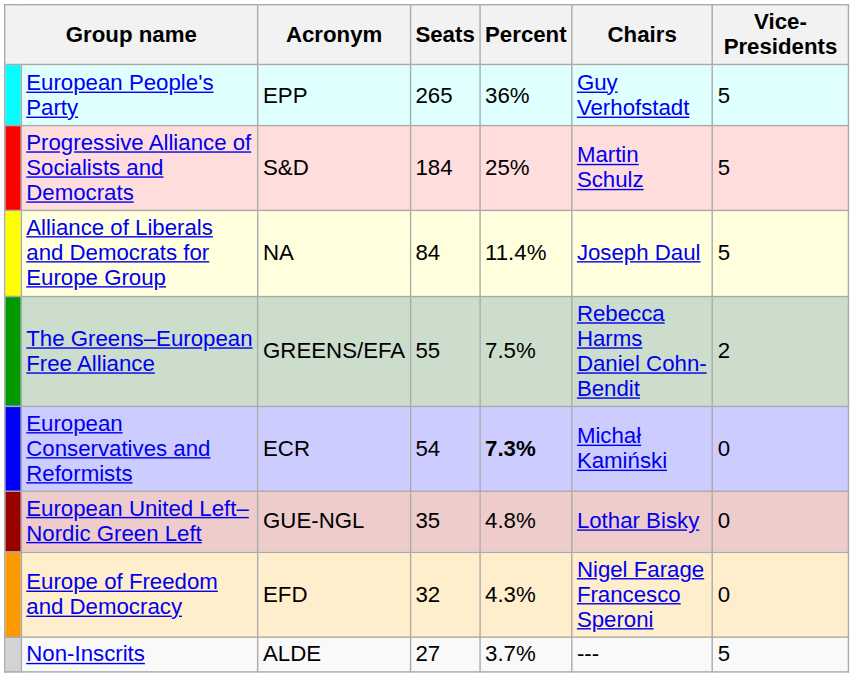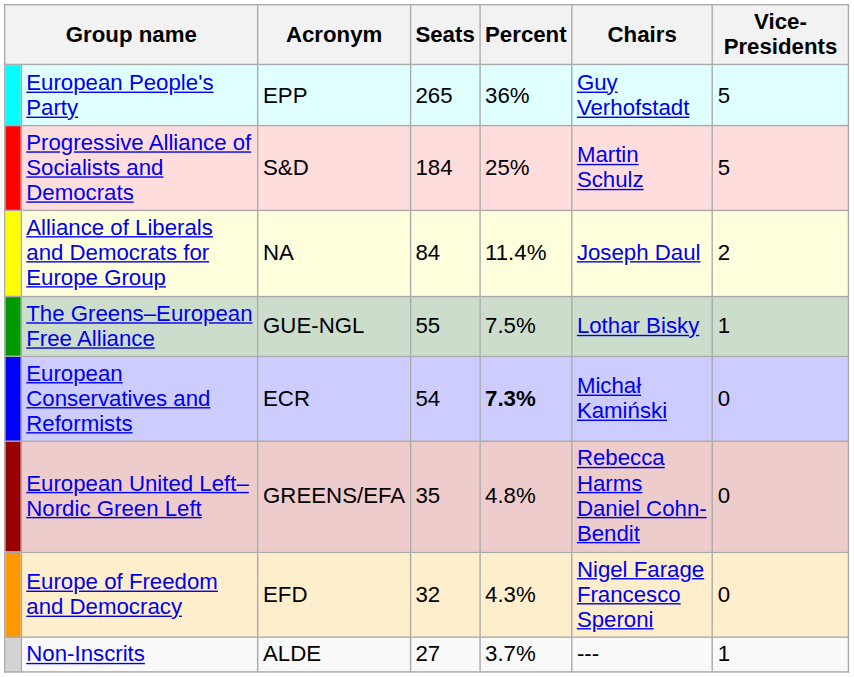(724, 253) 5 -> (724, 253) 2
(334, 350) GREENS/EFA -> (314, 325) GUE-NGL
(642, 350) Rebecca Harms Daniel Cohn-Bendit -> (638, 325) Lothar Bisky
(724, 350) 2 -> (724, 325) 1
(314, 521) GUE-NGL -> (334, 496) GREENS/EFA
(638, 521) Lothar Bisky -> (642, 496) Rebecca Harms Daniel Cohn-Bendit
(724, 654) 5 -> (724, 654) 1
